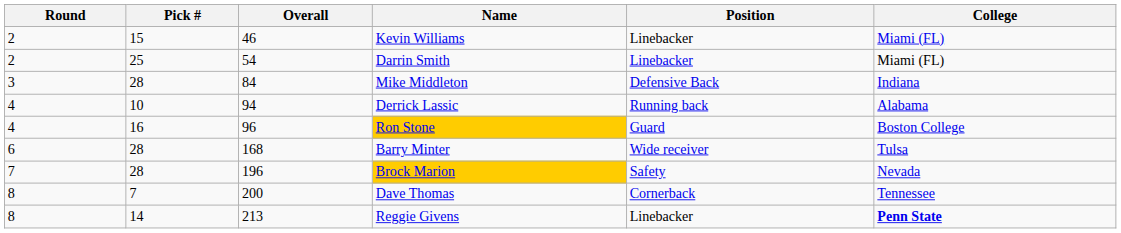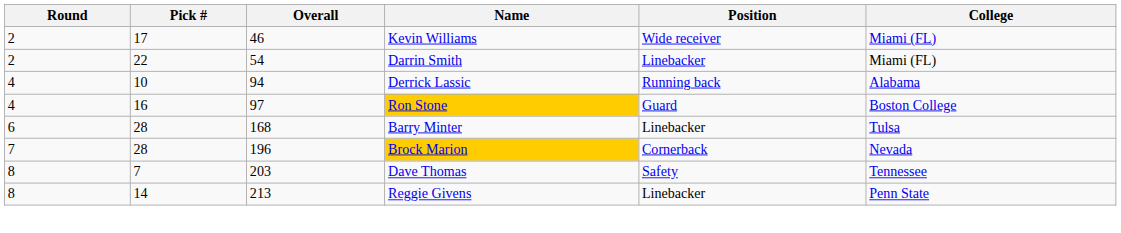(136, 37) 15 -> (141, 37) 17
(661, 37) Linebacker -> (681, 37) Wide receiver
(136, 60) 25 -> (141, 60) 22
- row: (422, 82)
(249, 127) 96 -> (257, 104) 97
(669, 149) Wide receiver -> (674, 127) Linebacker
(648, 171) Safety -> (675, 149) Cornerback
(253, 194) 200 -> (260, 171) 203
(662, 194) Cornerback -> (660, 171) Safety
(910, 216) bold -> (899, 194) normal
